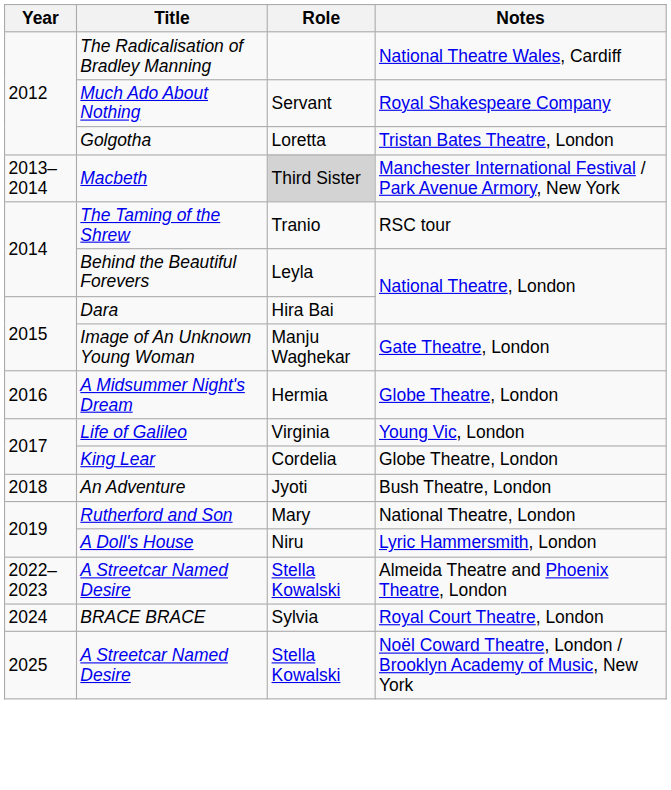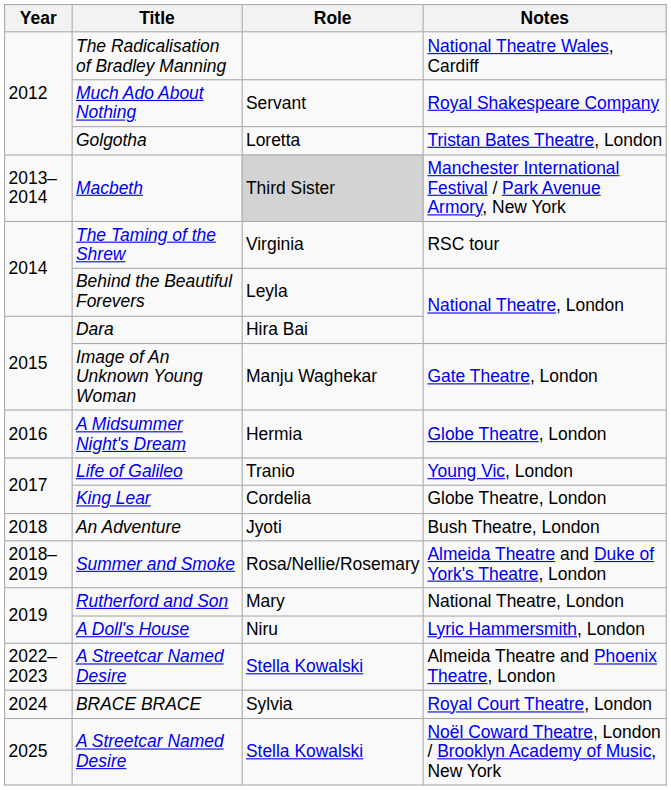(296, 225) Tranio -> (275, 244) Virginia
(301, 432) Virginia -> (270, 471) Tranio
+ row: (155, 564)
